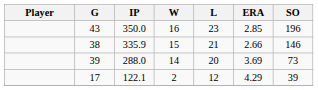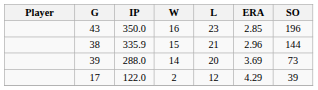(253, 45) 2.66 -> (253, 45) 2.96
(293, 45) 146 -> (293, 45) 144
(134, 77) 122.1 -> (134, 77) 122.0
